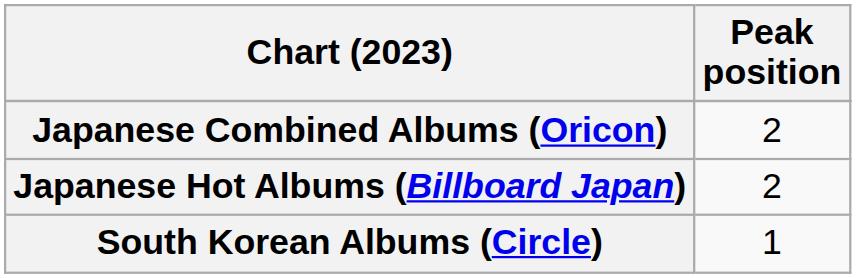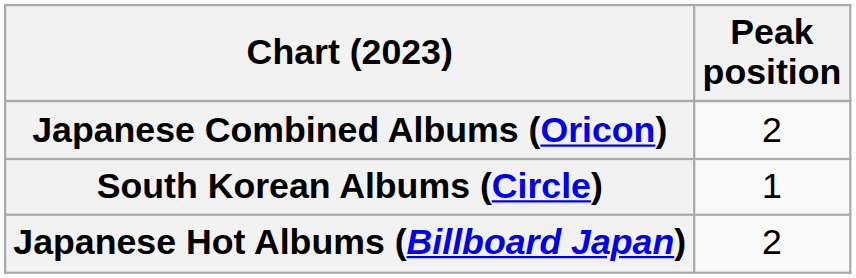rows swapped: (350, 186) <-> (350, 242)
